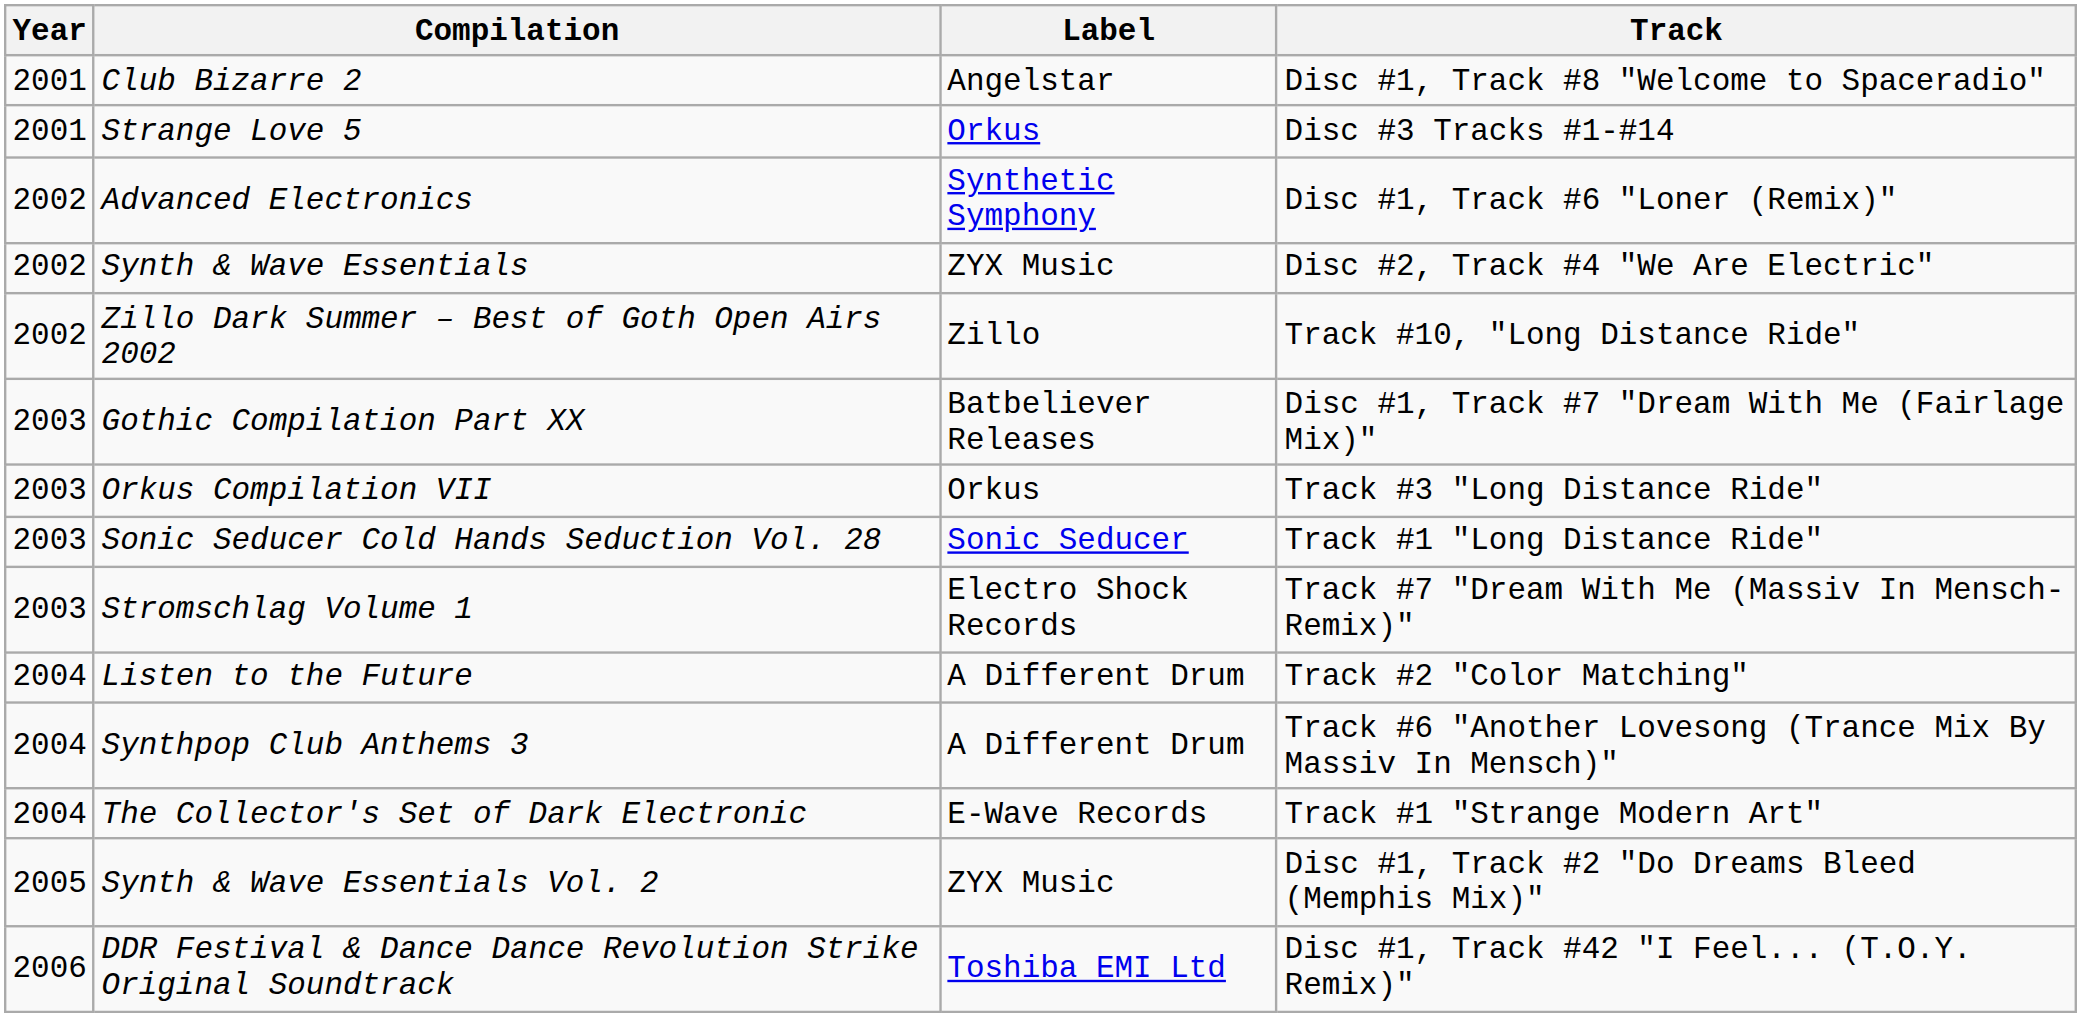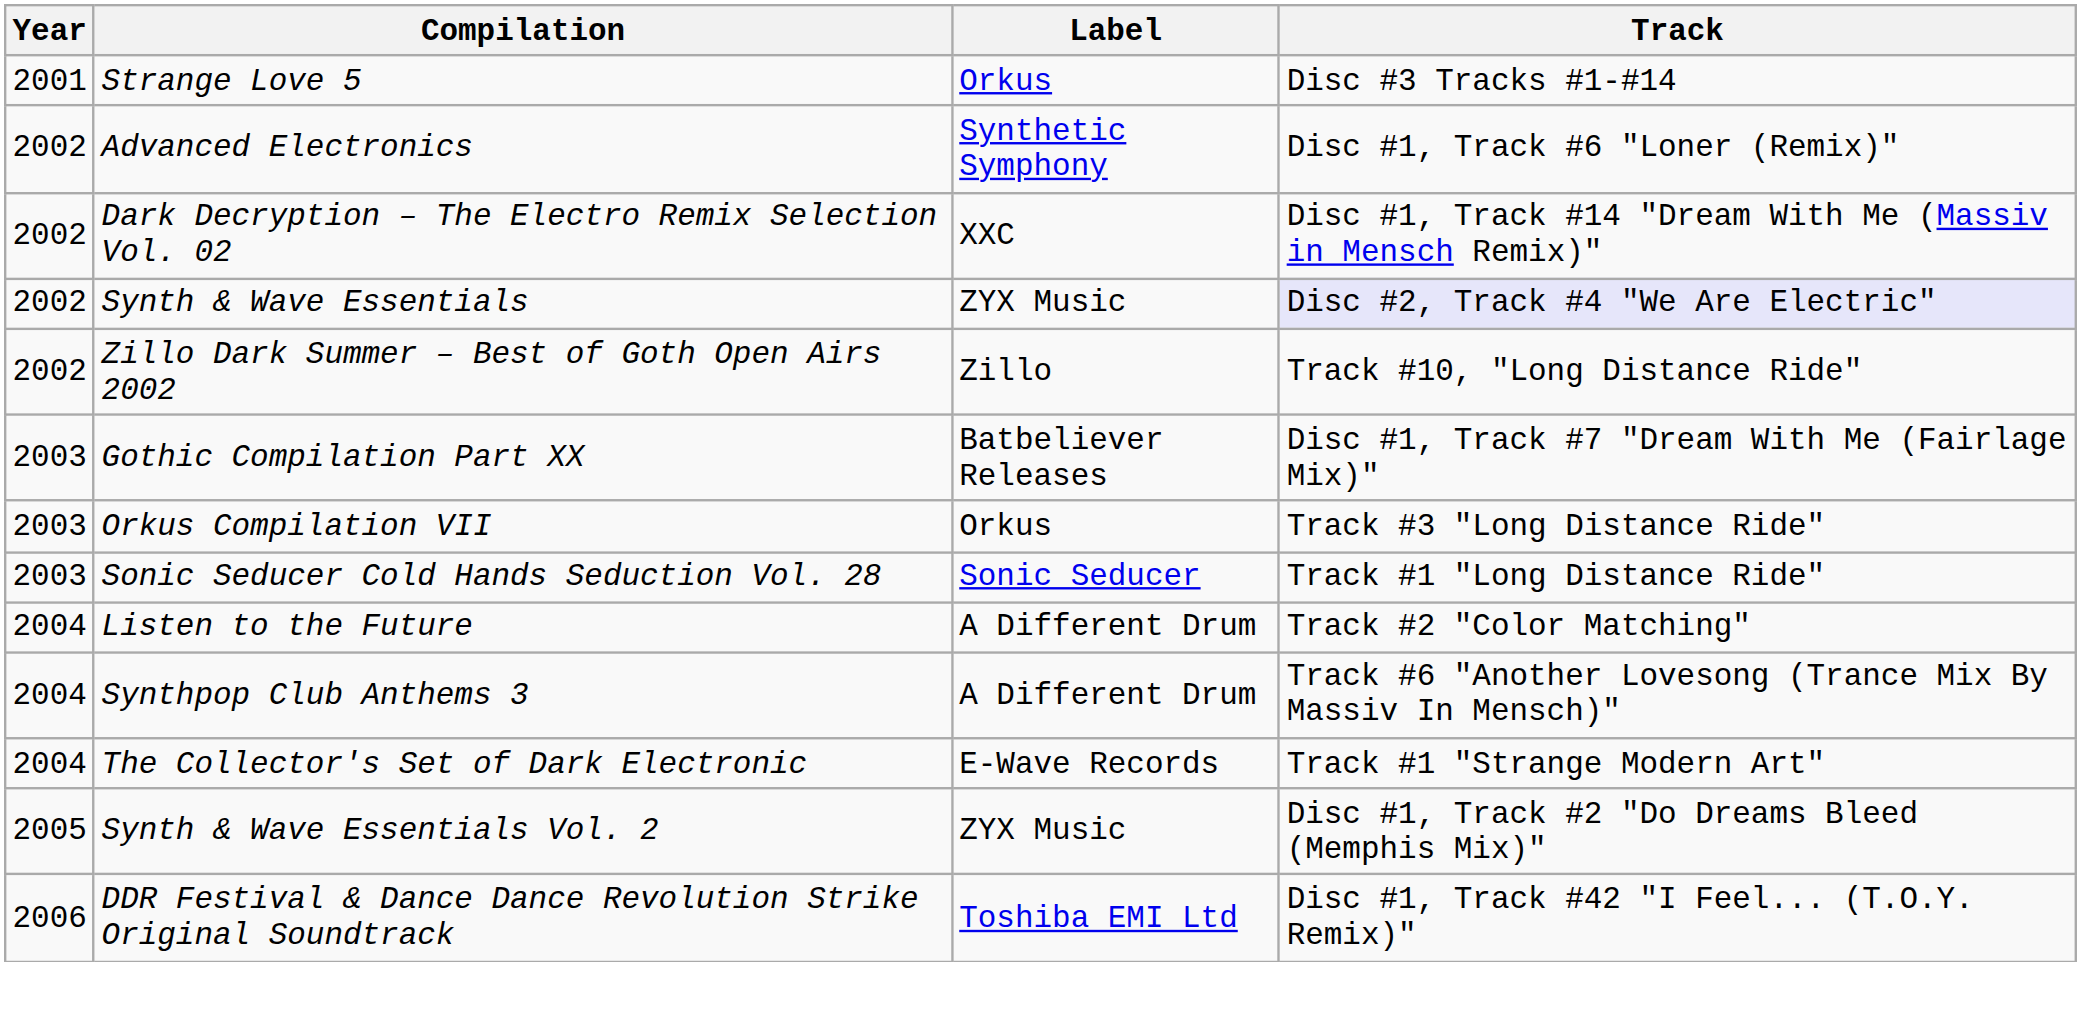- row: (232, 81)
+ row: (519, 235)
(1610, 268) no background -> (1612, 304) lavender background
- row: (287, 609)
